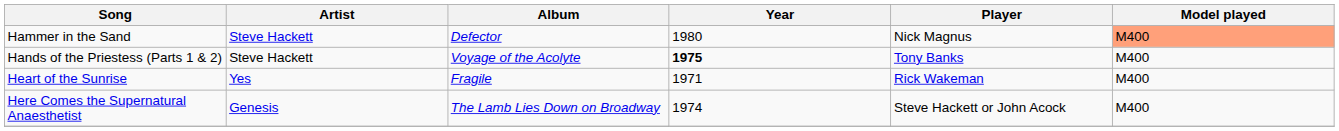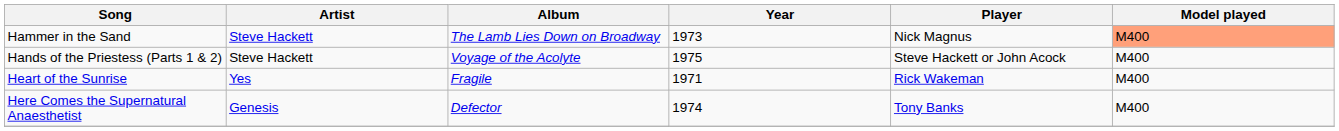(476, 36) Defector -> (555, 36) The Lamb Lies Down on Broadway
(687, 36) 1980 -> (687, 36) 1973
(687, 57) bold -> (687, 57) normal
(929, 57) Tony Banks -> (980, 57) Steve Hackett or John Acock
(555, 107) The Lamb Lies Down on Broadway -> (476, 107) Defector
(980, 107) Steve Hackett or John Acock -> (929, 107) Tony Banks
